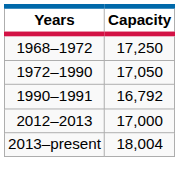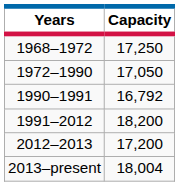+ row: (54, 120)
(140, 120) 17,000 -> (140, 144) 17,200
